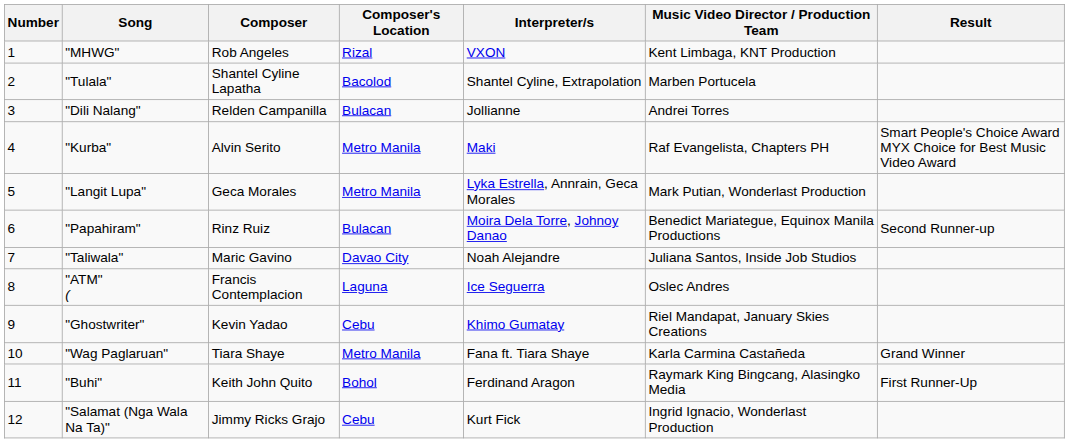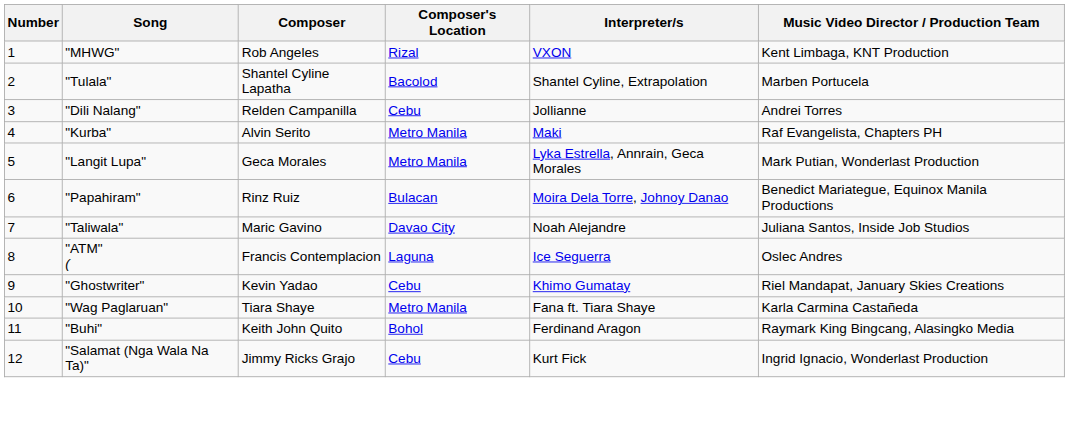- column: (971, 22)
(367, 110) Bulacan -> (405, 110) Cebu
